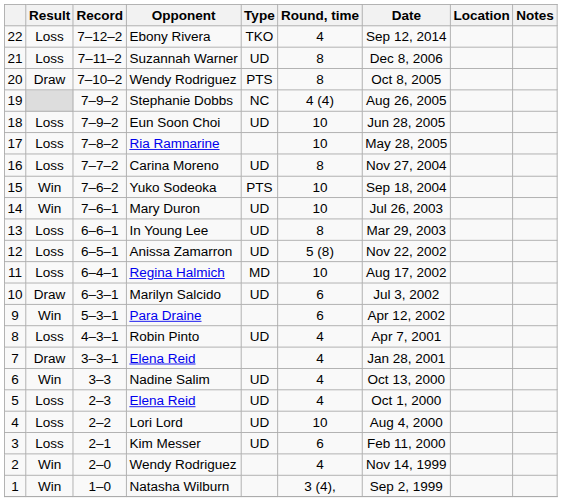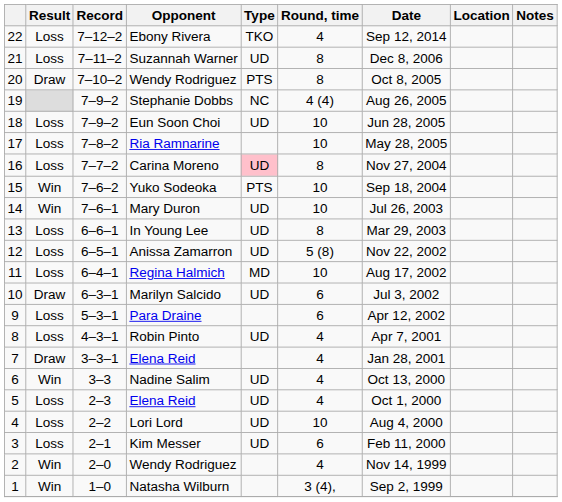(259, 165) no background -> (259, 165) pink background
(50, 315) Win -> (50, 315) Loss
